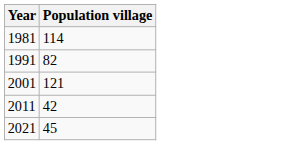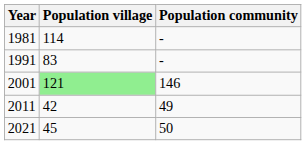+ column: (228, 15)
(50, 60) 82 -> (50, 60) 83
(53, 83) no background -> (53, 83) lightgreen background
